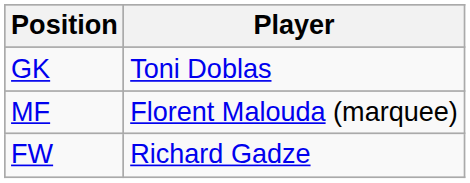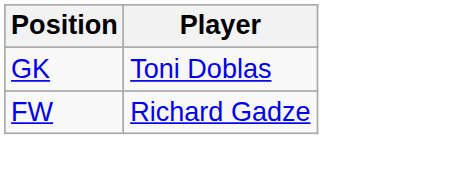- row: (31, 111)
